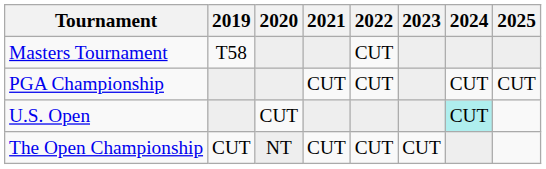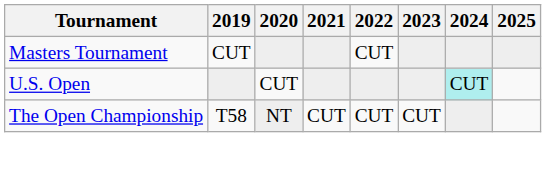(231, 52) T58 -> (231, 52) CUT
- row: (87, 84)
(231, 147) CUT -> (231, 116) T58
